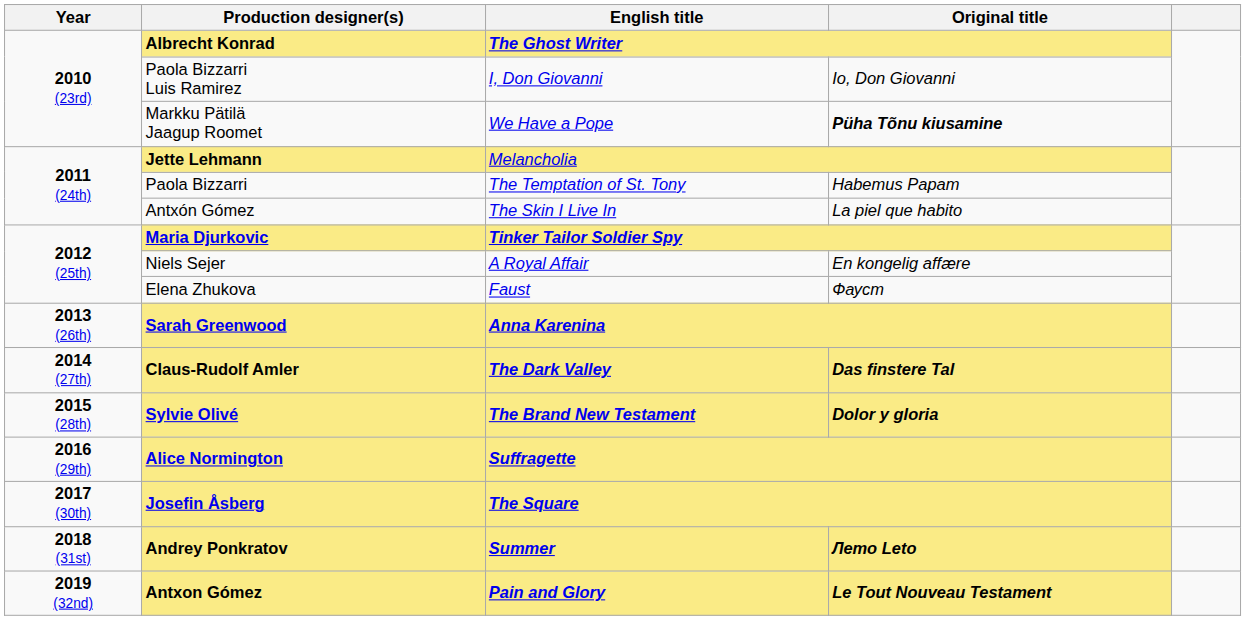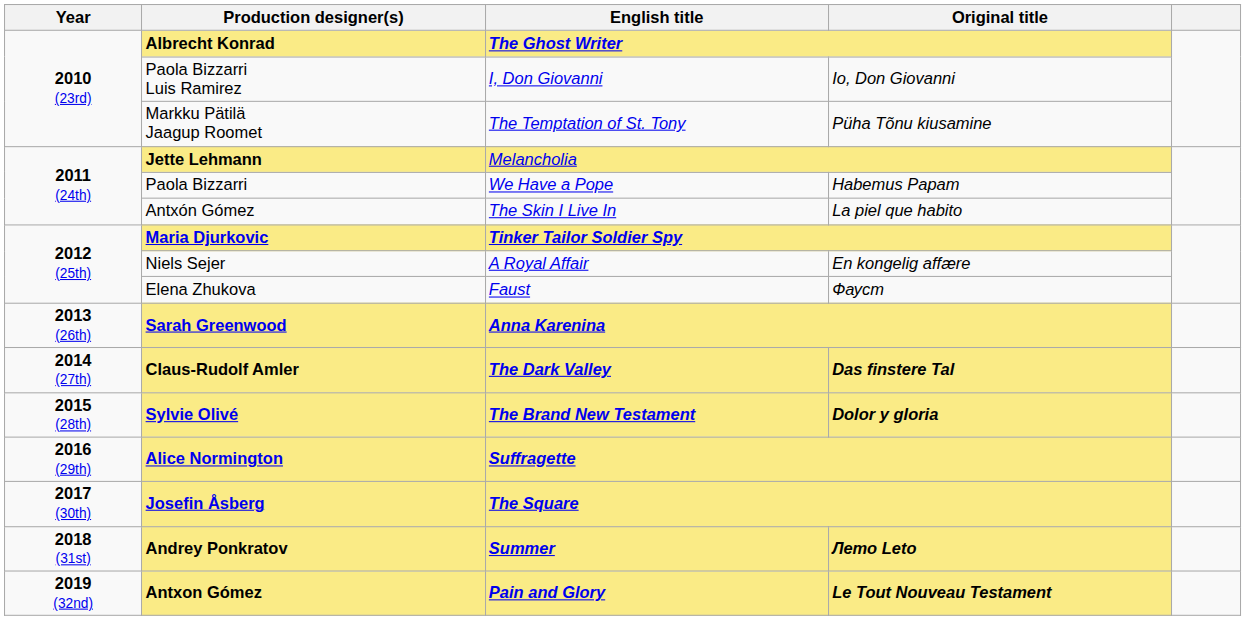(551, 123) We Have a Pope -> (587, 123) The Temptation of St. Tony
(917, 123) bold -> (912, 123) normal
(587, 185) The Temptation of St. Tony -> (551, 185) We Have a Pope
